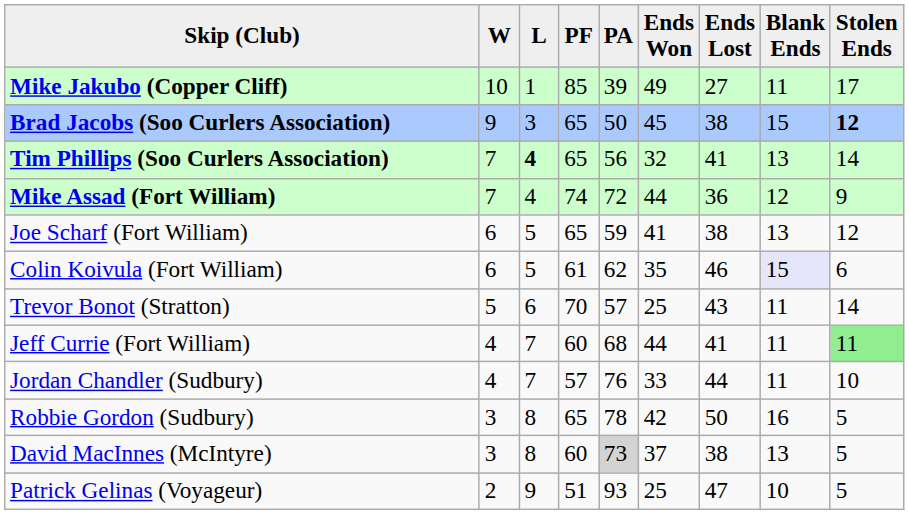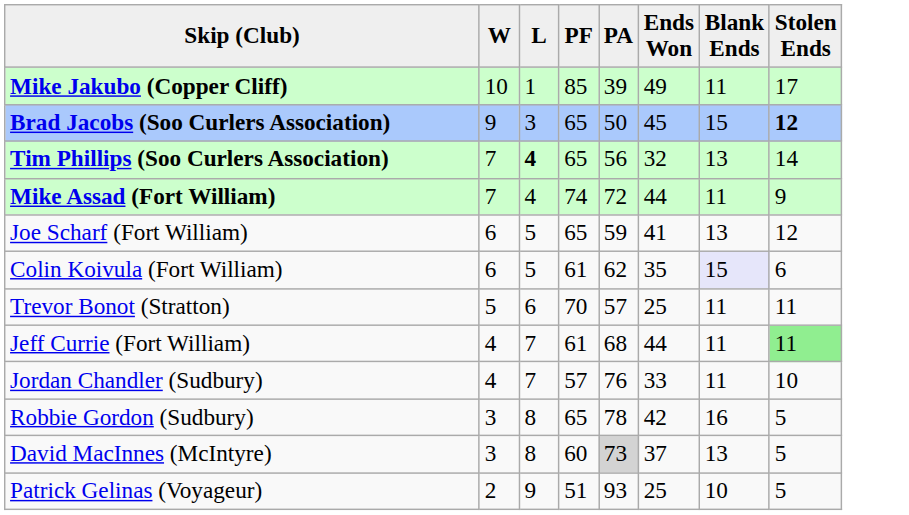- column: (730, 35)
(777, 196) 12 -> (716, 196) 11
(847, 306) 14 -> (786, 306) 11
(576, 343) 60 -> (576, 343) 61
